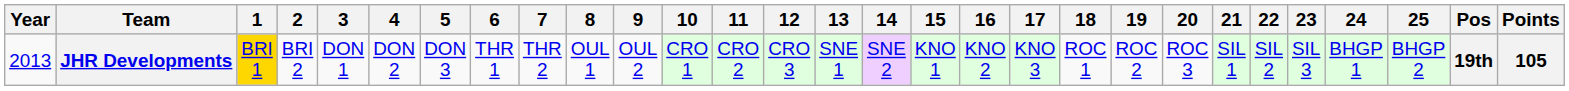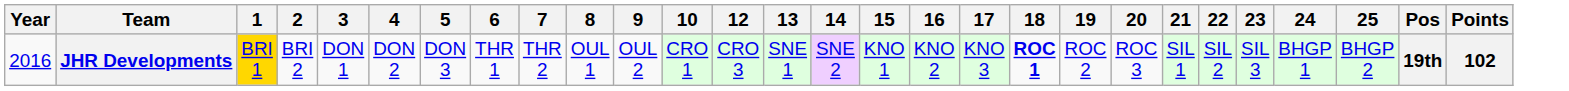- column: (738, 19)
(30, 59) 2013 -> (30, 59) 2016
(1086, 59) normal -> (1035, 59) bold
(1531, 59) 105 -> (1480, 59) 102
